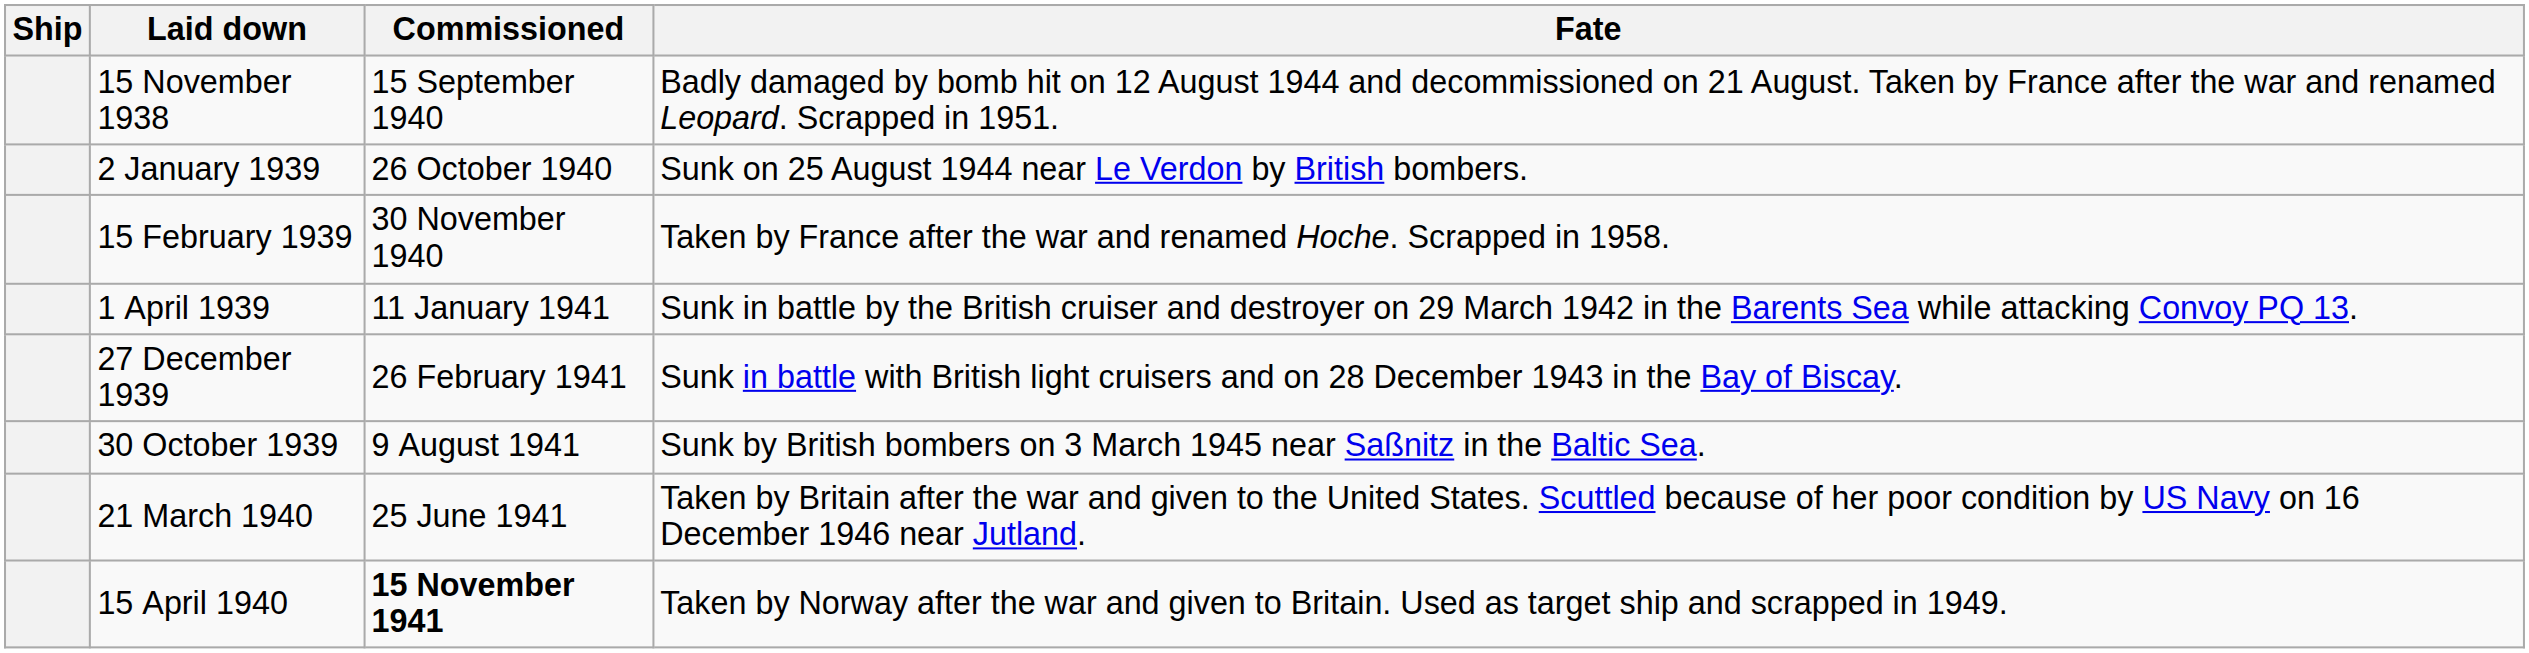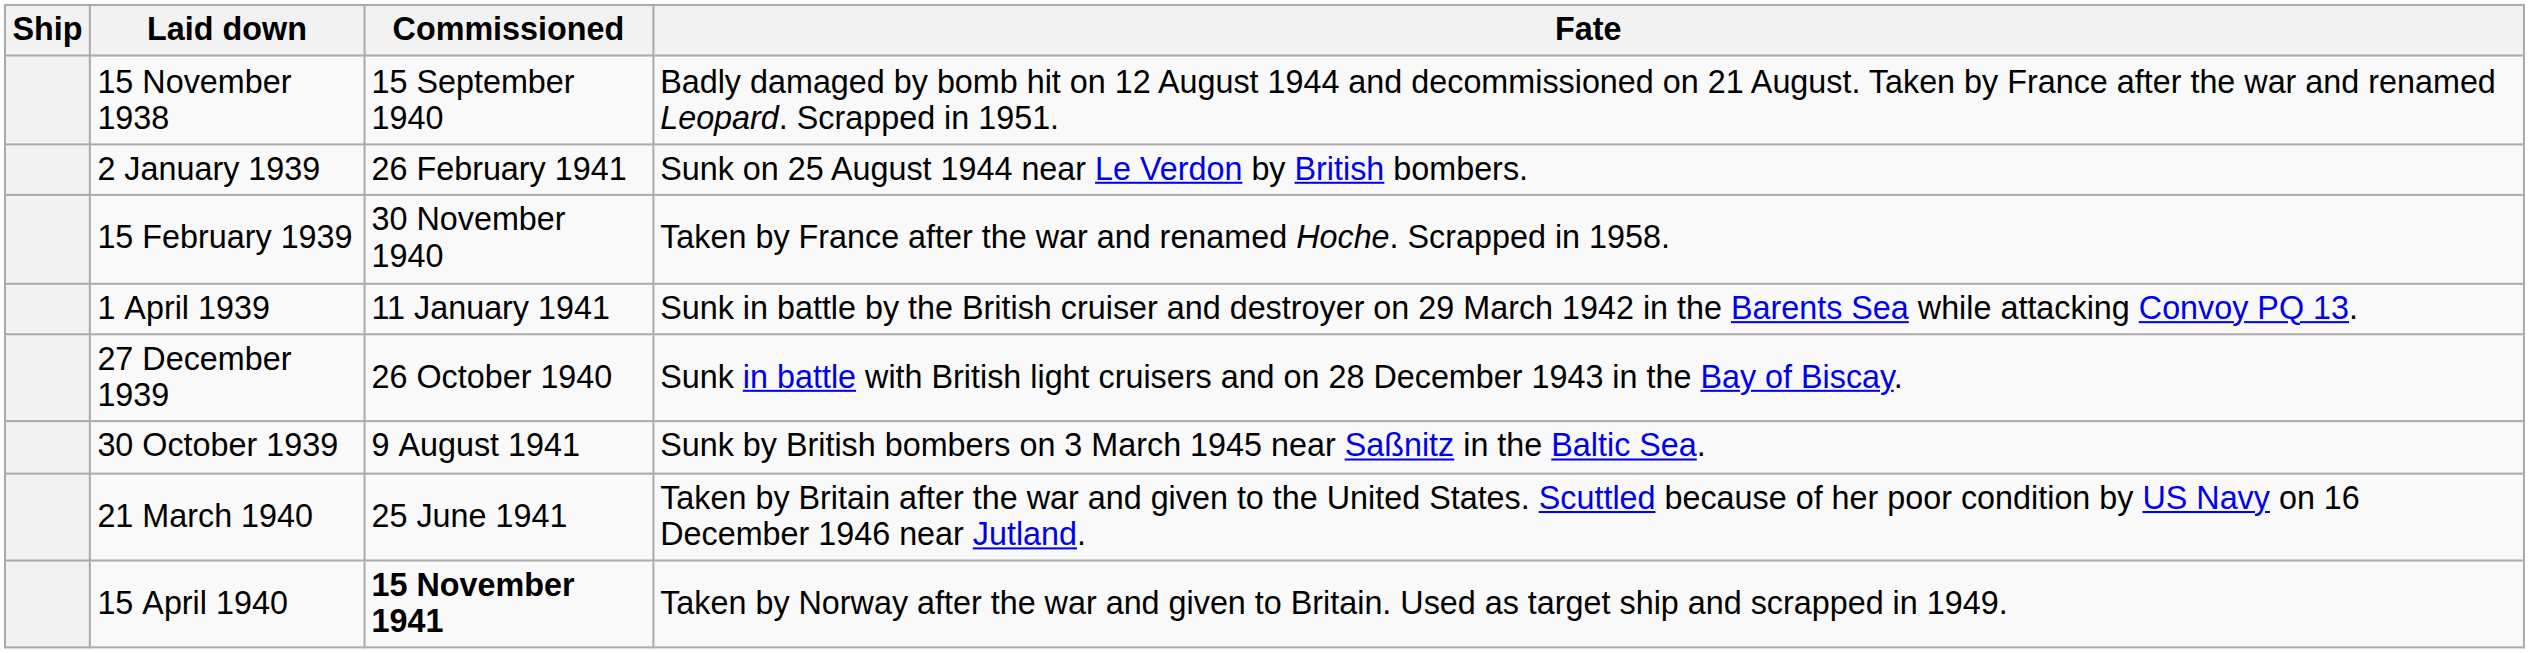(492, 169) 26 October 1940 -> (499, 169) 26 February 1941
(499, 377) 26 February 1941 -> (492, 377) 26 October 1940
